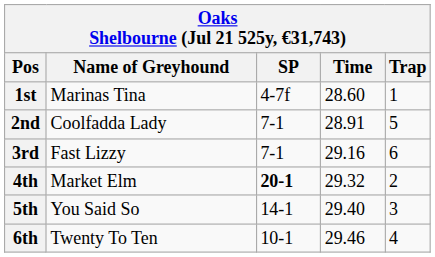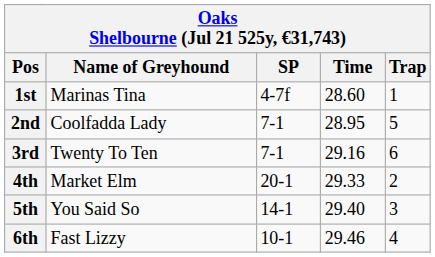(345, 124) 28.91 -> (345, 124) 28.95
(88, 152) Fast Lizzy -> (104, 152) Twenty To Ten
(277, 180) bold -> (277, 180) normal
(345, 180) 29.32 -> (345, 180) 29.33
(104, 237) Twenty To Ten -> (88, 237) Fast Lizzy
